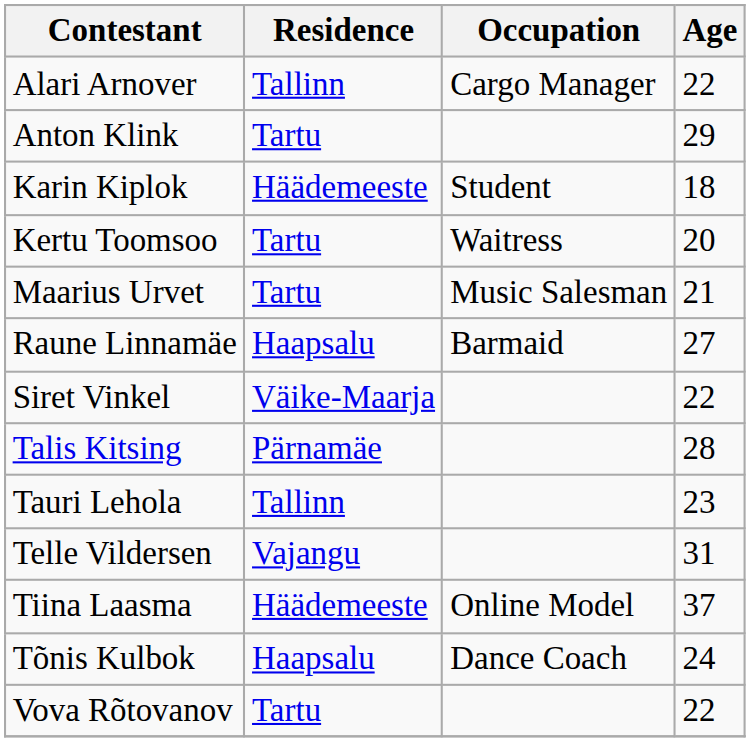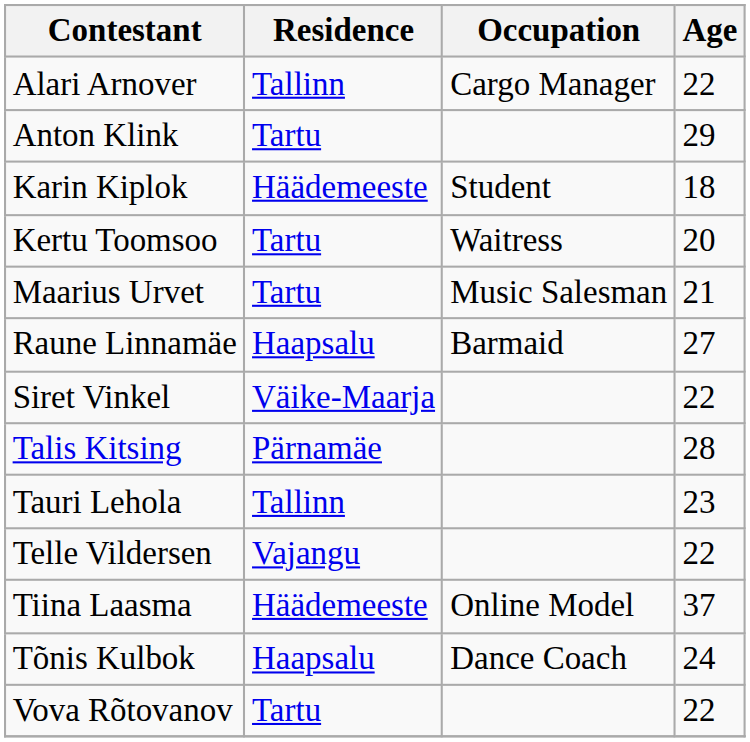(699, 553) 31 -> (699, 553) 22
